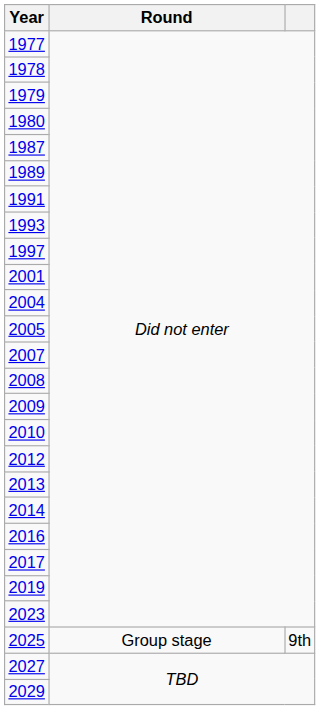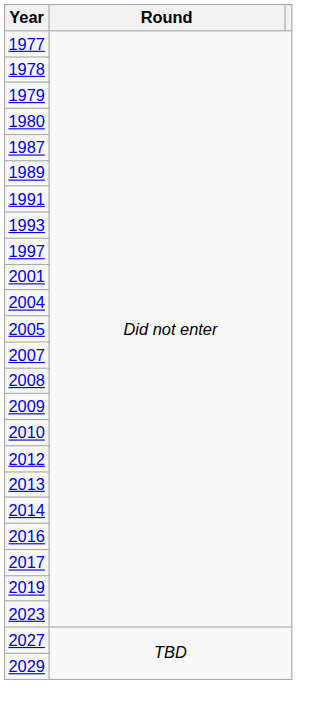- row: (27, 640)
